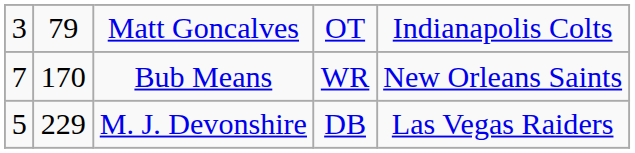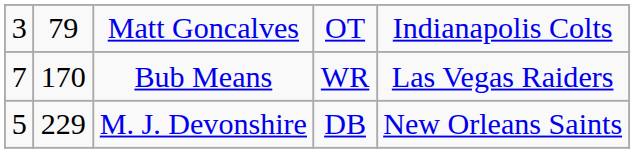(503, 76) New Orleans Saints -> (503, 76) Las Vegas Raiders
(503, 123) Las Vegas Raiders -> (503, 123) New Orleans Saints
